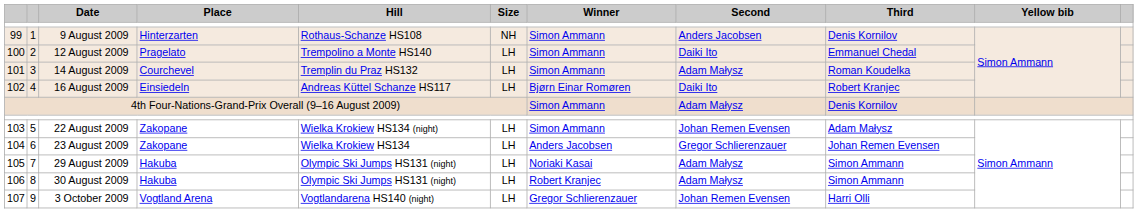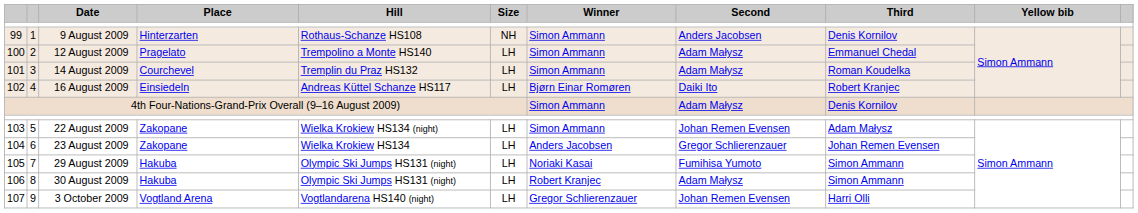(698, 53) Daiki Ito -> (711, 53) Adam Małysz
(711, 163) Adam Małysz -> (720, 163) Fumihisa Yumoto
